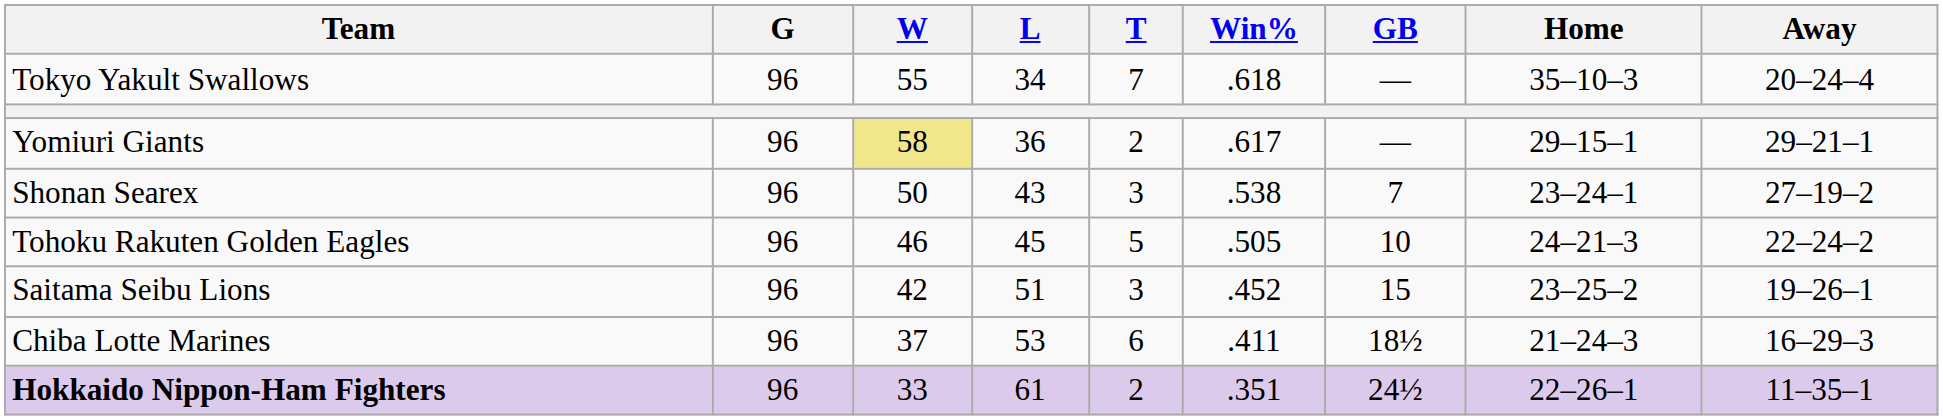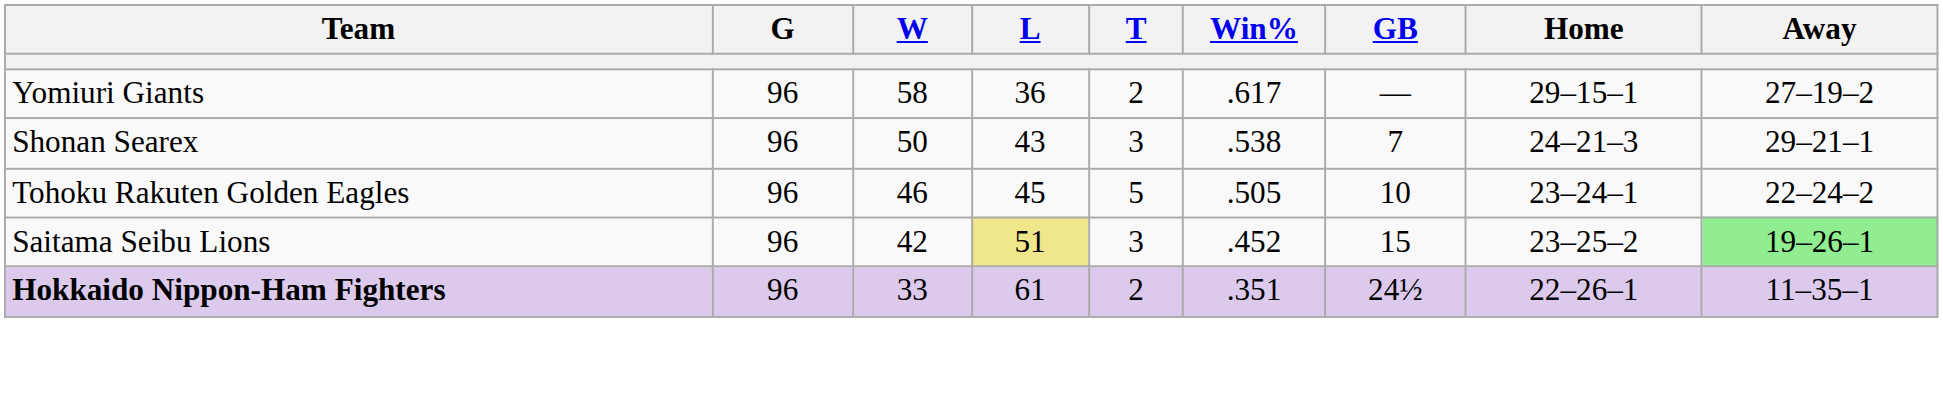- row: (161, 78)
(912, 142) khaki background -> (912, 93) no background
(1820, 142) 29–21–1 -> (1820, 93) 27–19–2
(1584, 192) 23–24–1 -> (1584, 142) 24–21–3
(1820, 192) 27–19–2 -> (1820, 142) 29–21–1
(1584, 241) 24–21–3 -> (1584, 192) 23–24–1
(1030, 291) no background -> (1030, 241) khaki background
(1820, 291) no background -> (1820, 241) lightgreen background
- row: (141, 340)
